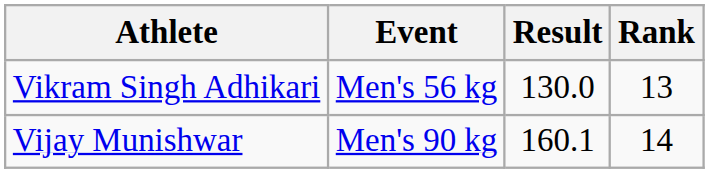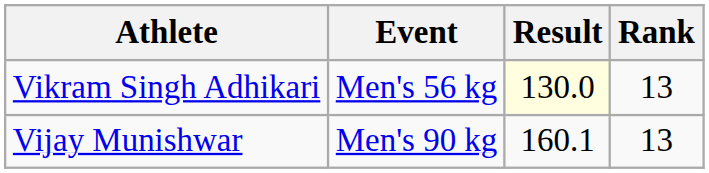(558, 86) no background -> (558, 86) lightyellow background
(656, 140) 14 -> (656, 140) 13
